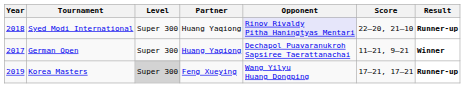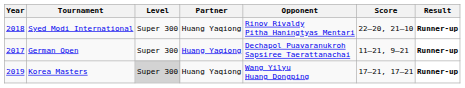(300, 28) lavender background -> (300, 28) no background
(431, 50) Winner -> (438, 50) Runner-up
(209, 71) Feng Xueying -> (212, 71) Huang Yaqiong
